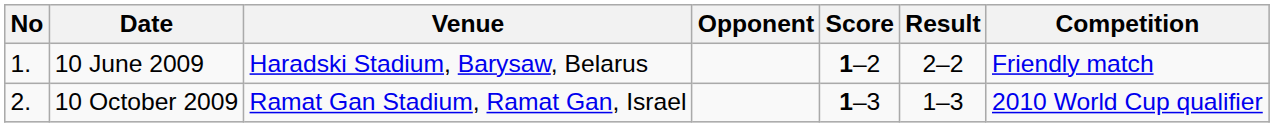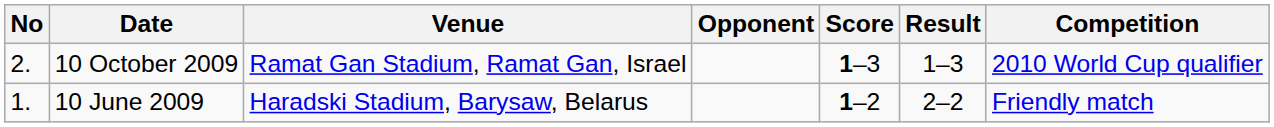rows swapped: (129, 63) <-> (146, 102)
